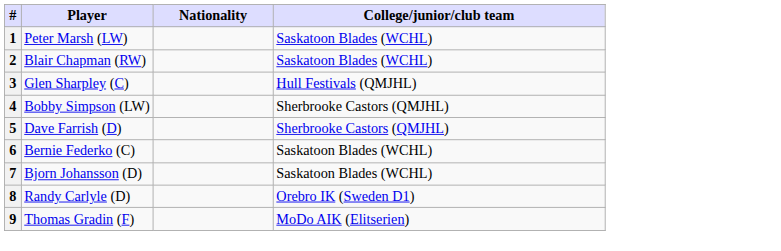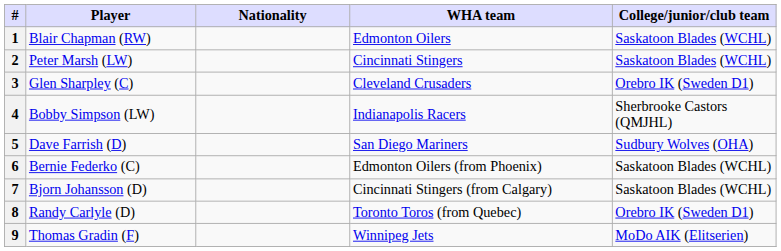+ column: (481, 15)
(76, 38) Peter Marsh (LW) -> (90, 38) Blair Chapman (RW)
(85, 60) Blair Chapman (RW) -> (81, 60) Peter Marsh (LW)
(346, 83) Hull Festivals (QMJHL) -> (684, 83) Orebro IK (Sweden D1)
(363, 128) Sherbrooke Castors (QMJHL) -> (684, 144) Sudbury Wolves (OHA)
